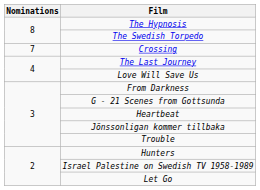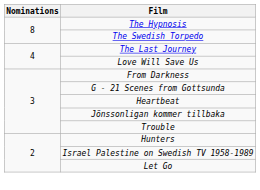- row: (158, 50)
